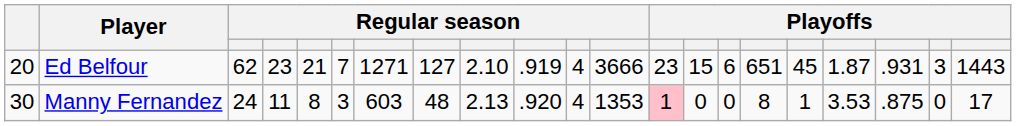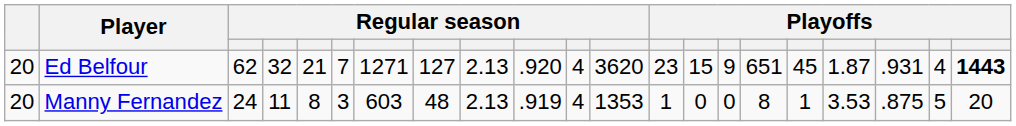(280, 67) 23 -> (280, 67) 32
(487, 67) 2.10 -> (487, 67) 2.13
(540, 67) .919 -> (540, 67) .920
(619, 67) 3666 -> (619, 67) 3620
(729, 67) 6 -> (729, 67) 9
(940, 67) 3 -> (940, 67) 4
(981, 67) normal -> (981, 67) bold
(22, 102) 30 -> (22, 102) 20
(540, 102) .920 -> (540, 102) .919
(666, 102) pink background -> (666, 102) no background
(940, 102) 0 -> (940, 102) 5
(981, 102) 17 -> (981, 102) 20
